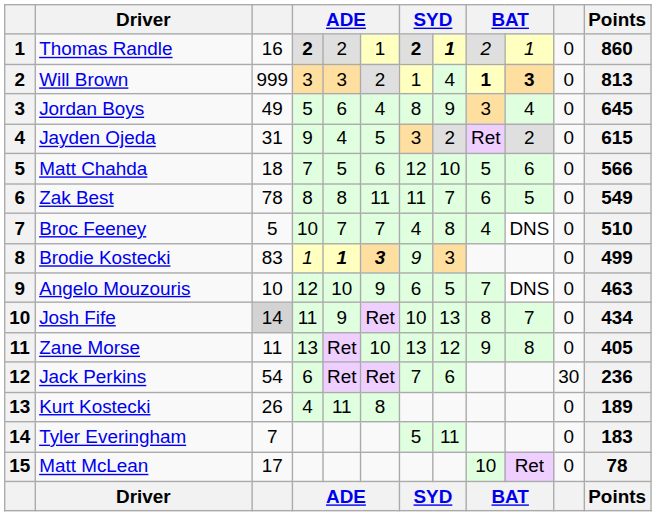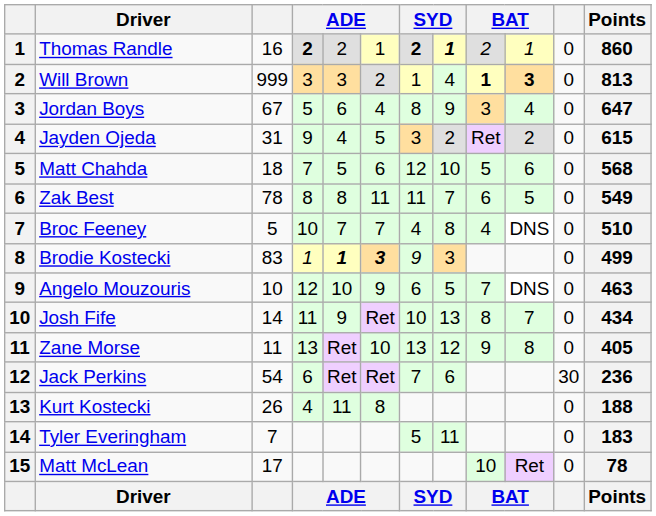(272, 109) 49 -> (272, 109) 67
(617, 109) 645 -> (617, 109) 647
(617, 168) 566 -> (617, 168) 568
(272, 317) lightgrey background -> (272, 317) no background
(617, 407) 189 -> (617, 407) 188
